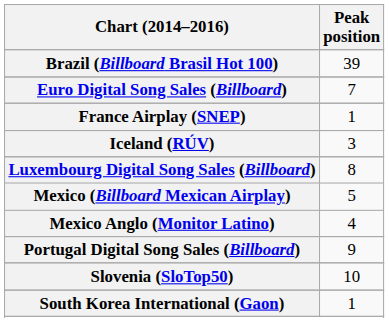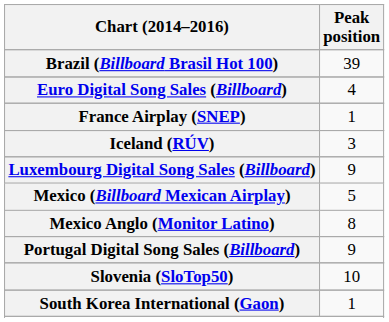(352, 90) 7 -> (352, 90) 4
(352, 169) 8 -> (352, 169) 9
(352, 223) 4 -> (352, 223) 8
